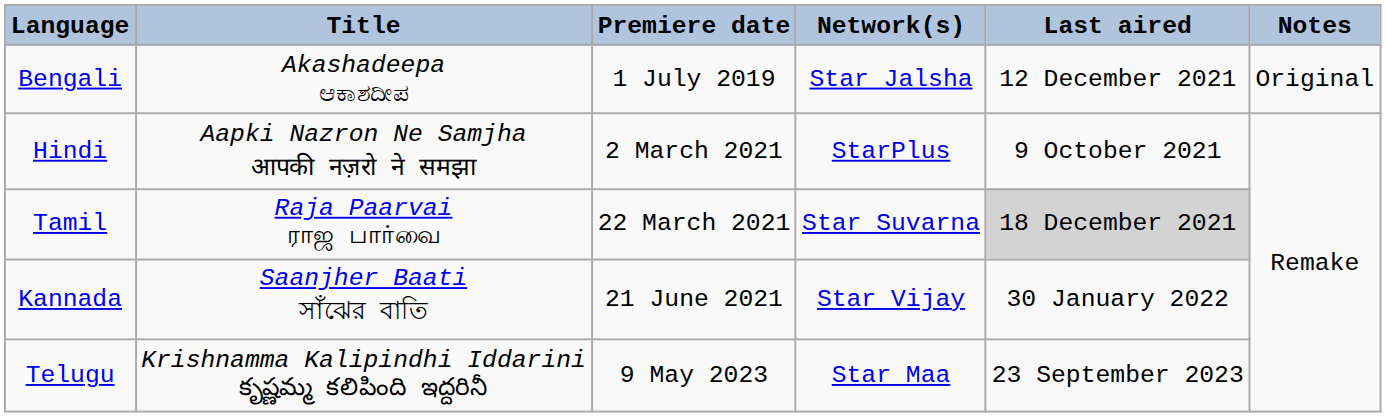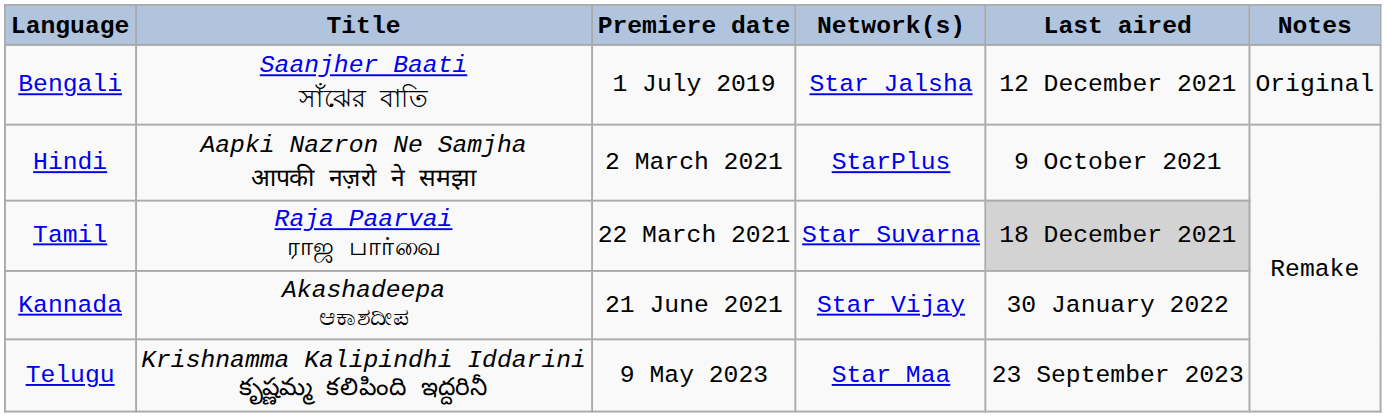(364, 80) Akashadeepa ಆಕಾಶದೀಪ -> (364, 82) Saanjher Baati সাঁঝের বাতি
(364, 296) Saanjher Baati সাঁঝের বাতি -> (364, 305) Akashadeepa ಆಕಾಶದೀಪ
